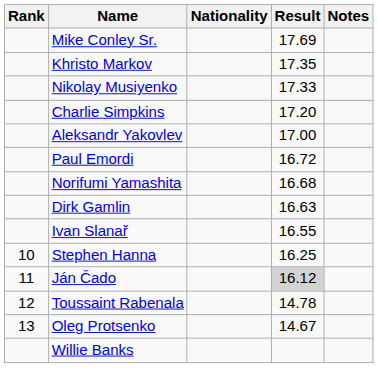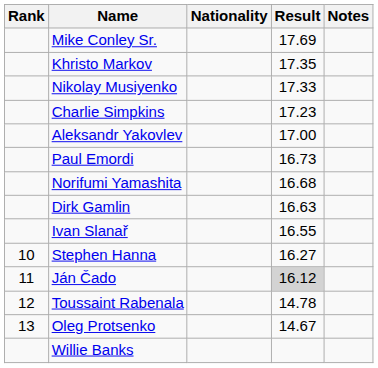(297, 111) 17.20 -> (297, 111) 17.23
(297, 159) 16.72 -> (297, 159) 16.73
(297, 254) 16.25 -> (297, 254) 16.27
